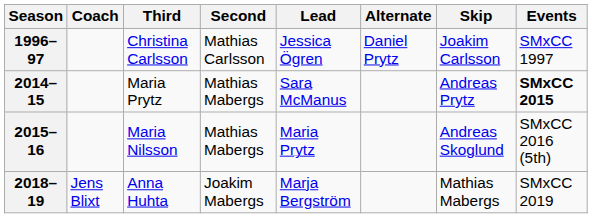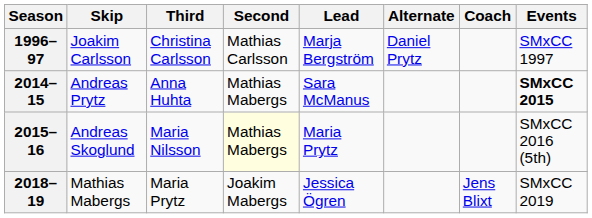columns swapped: (476, 16) <-> (95, 16)
(305, 49) Jessica Ögren -> (338, 49) Marja Bergström
(146, 91) Maria Prytz -> (171, 91) Anna Huhta
(234, 141) no background -> (257, 141) lightyellow background
(148, 191) Anna Huhta -> (169, 191) Maria Prytz
(315, 191) Marja Bergström -> (329, 191) Jessica Ögren
